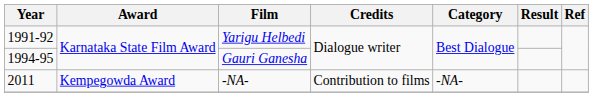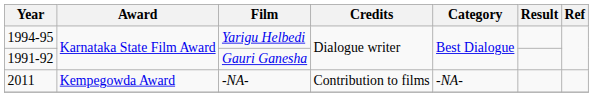(31, 37) 1991-92 -> (31, 37) 1994-95
(31, 59) 1994-95 -> (31, 59) 1991-92
